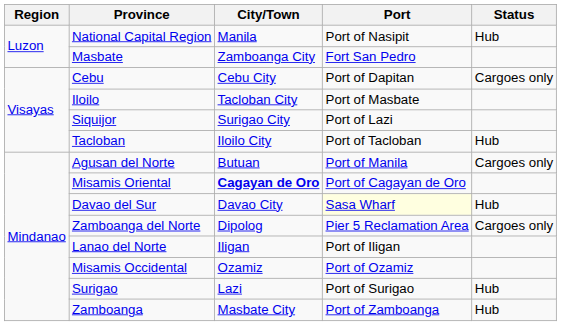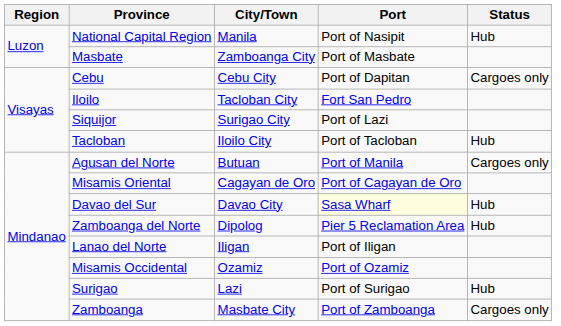(371, 57) Fort San Pedro -> (368, 57) Port of Masbate
(372, 99) Port of Masbate -> (366, 99) Fort San Pedro
(269, 183) bold -> (266, 183) normal
(514, 225) Cargoes only -> (483, 225) Hub
(487, 309) Hub -> (510, 309) Cargoes only
